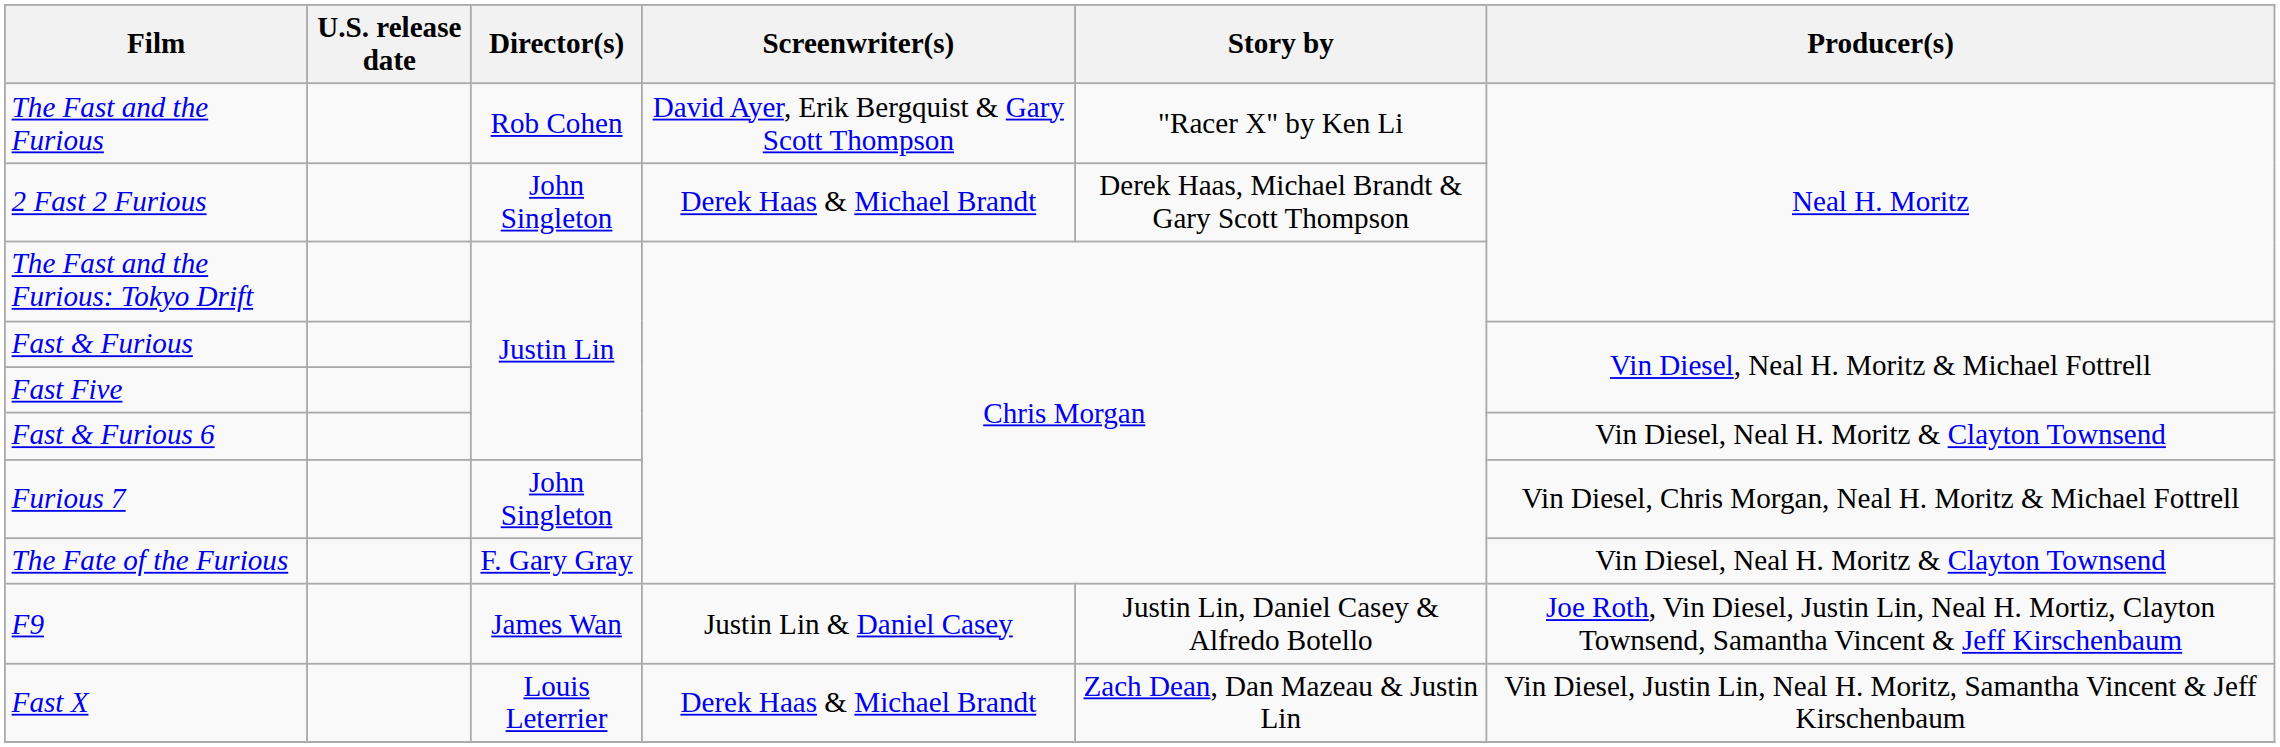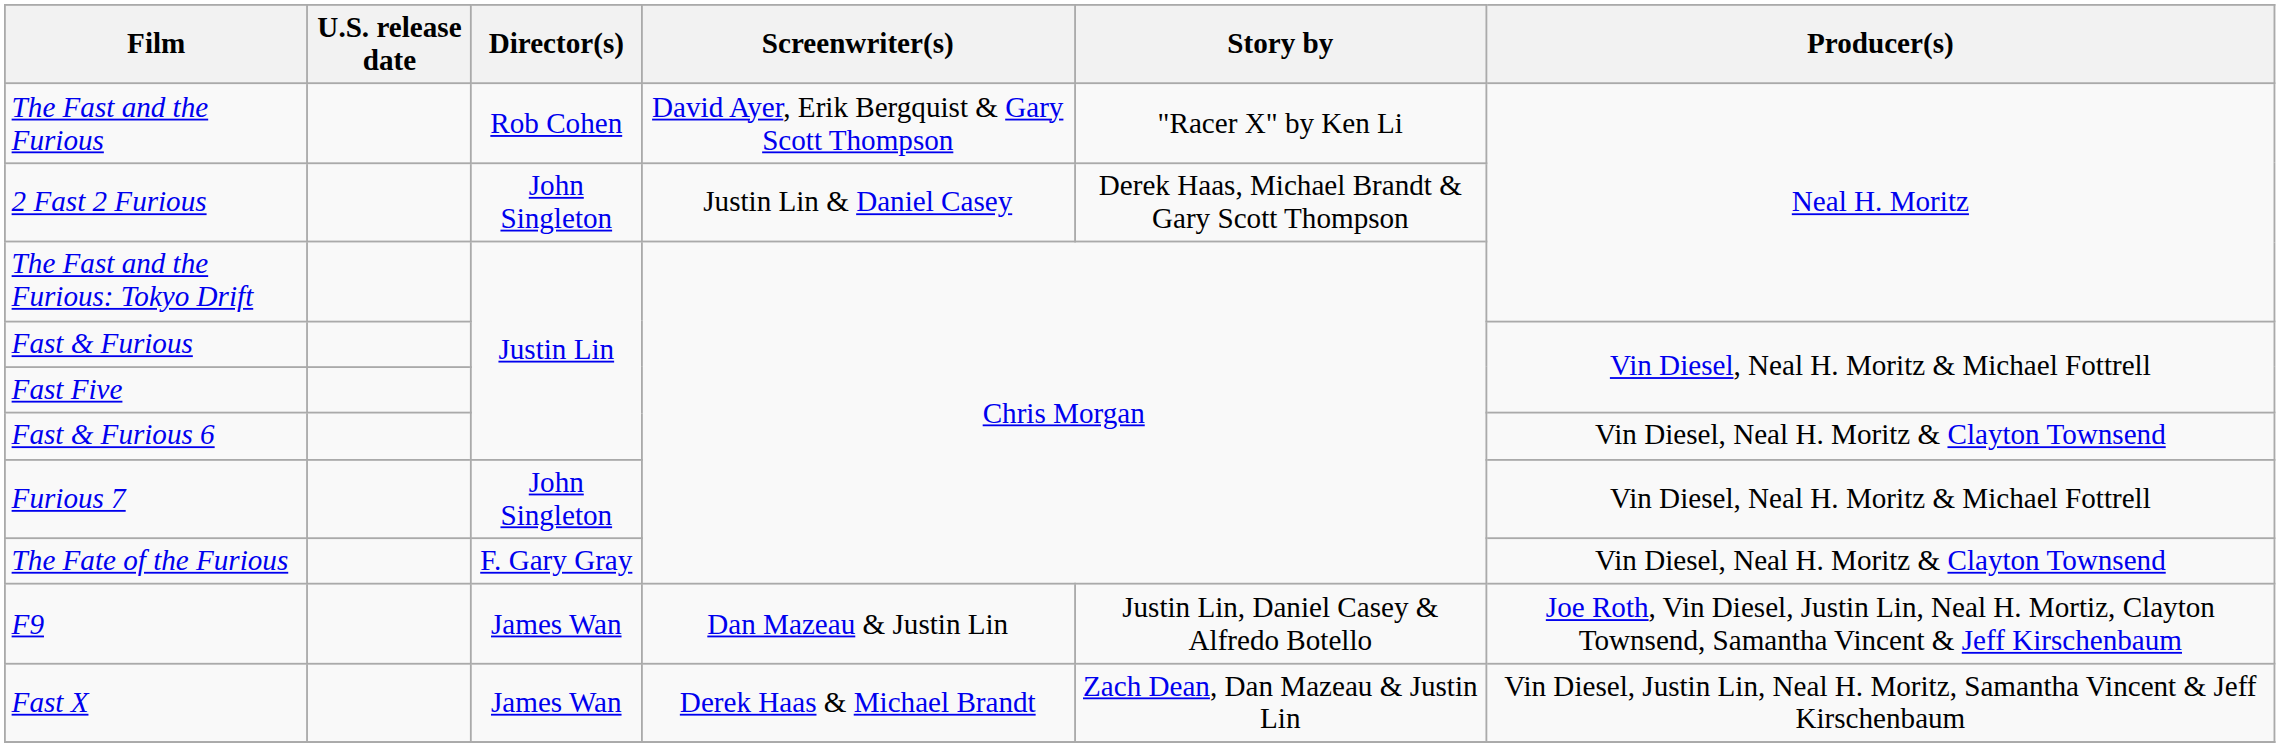(858, 201) Derek Haas & Michael Brandt -> (858, 201) Justin Lin & Daniel Casey
(1881, 498) Vin Diesel, Chris Morgan, Neal H. Moritz & Michael Fottrell -> (1880, 498) Vin Diesel, Neal H. Moritz & Michael Fottrell
(858, 623) Justin Lin & Daniel Casey -> (858, 623) Dan Mazeau & Justin Lin
(557, 702) Louis Leterrier -> (556, 702) James Wan
